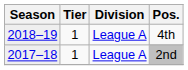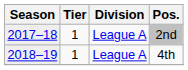rows swapped: (166, 54) <-> (166, 34)
